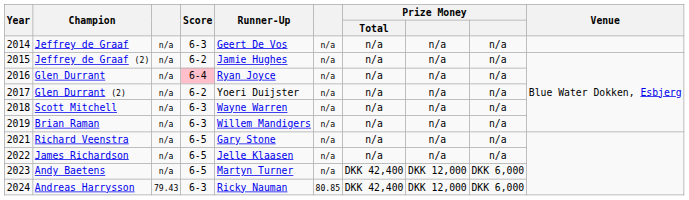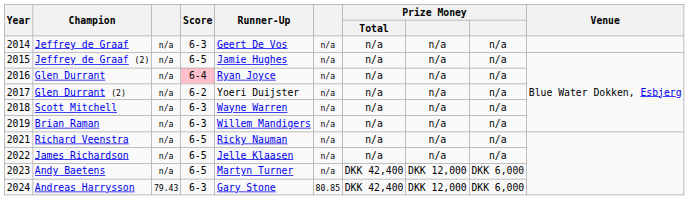(198, 60) 6-2 -> (198, 60) 6-5
(246, 139) Gary Stone -> (252, 139) Ricky Nauman
(252, 187) Ricky Nauman -> (246, 187) Gary Stone
